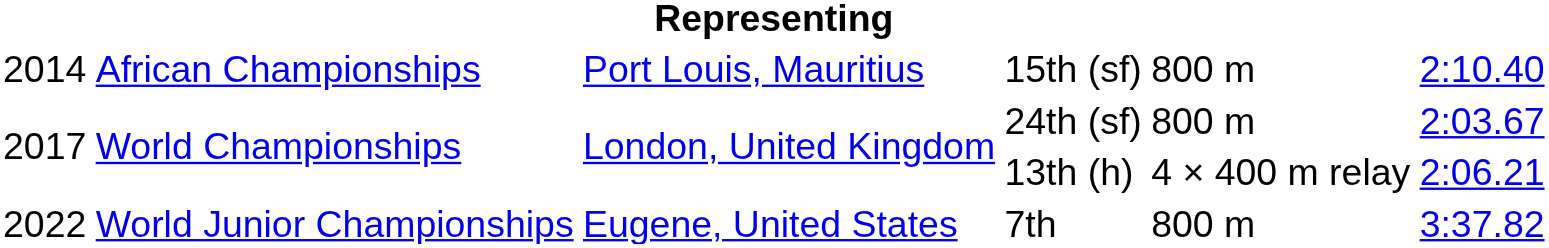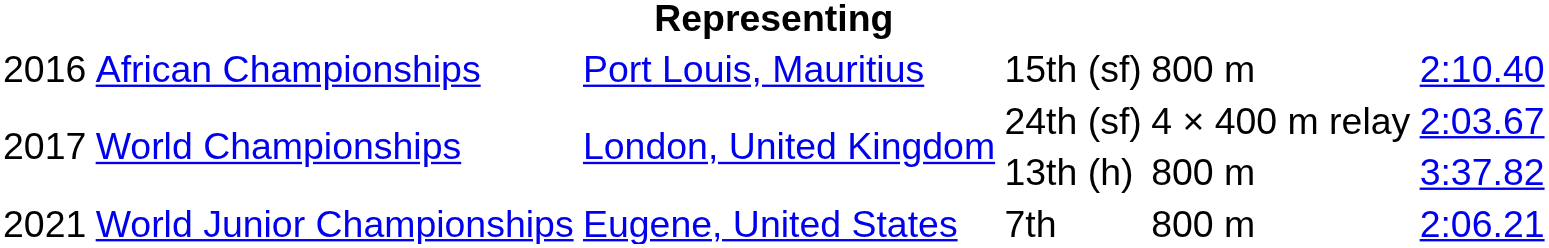(45, 69) 2014 -> (45, 69) 2016
(1203, 121) 800 m -> (1281, 121) 4 × 400 m relay
(1281, 172) 4 × 400 m relay -> (1203, 172) 800 m
(1482, 172) 2:06.21 -> (1482, 172) 3:37.82
(45, 224) 2022 -> (45, 224) 2021
(1482, 224) 3:37.82 -> (1482, 224) 2:06.21
